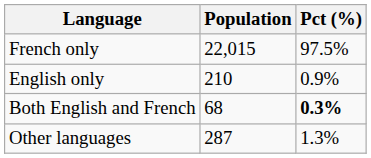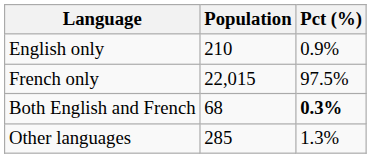rows swapped: (54, 49) <-> (56, 78)
(218, 138) 287 -> (218, 138) 285
